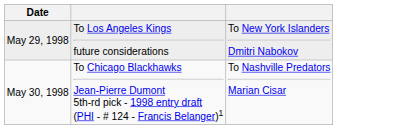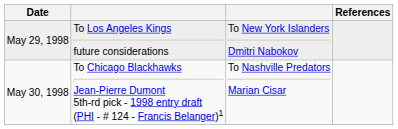+ column: (363, 12)
